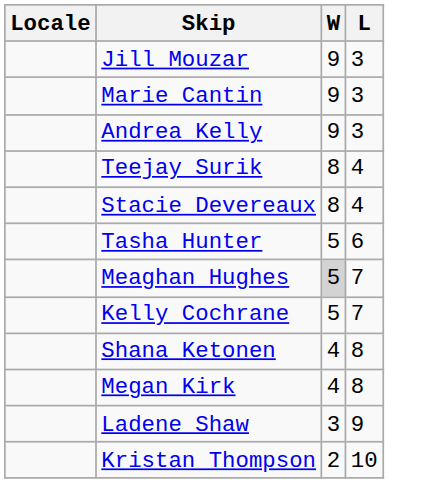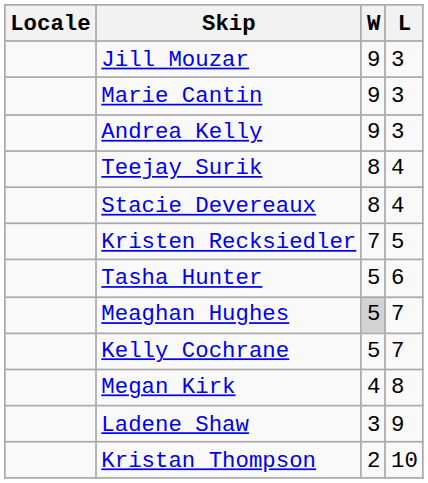+ row: (229, 242)
- row: (189, 351)
